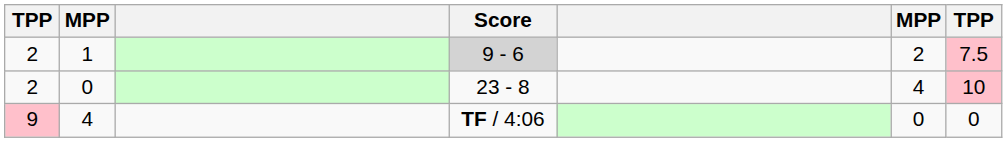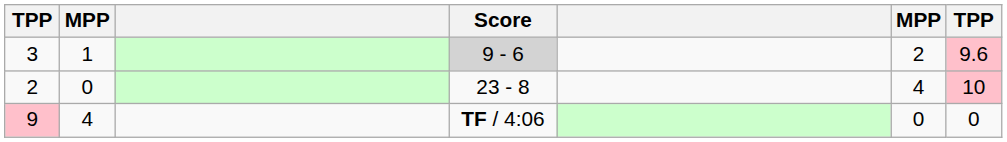(32, 53) 2 -> (32, 53) 3
(974, 53) 7.5 -> (974, 53) 9.6
